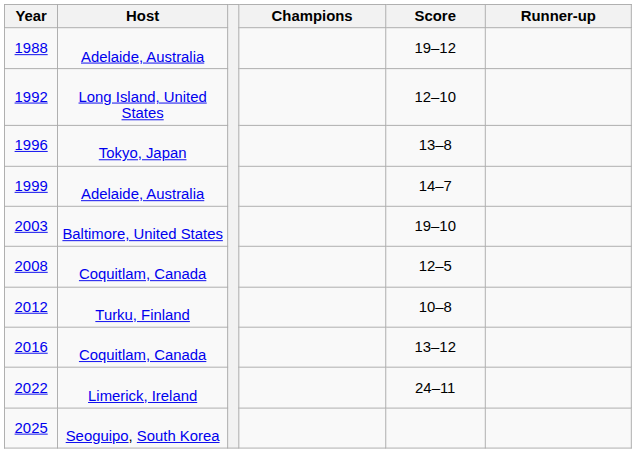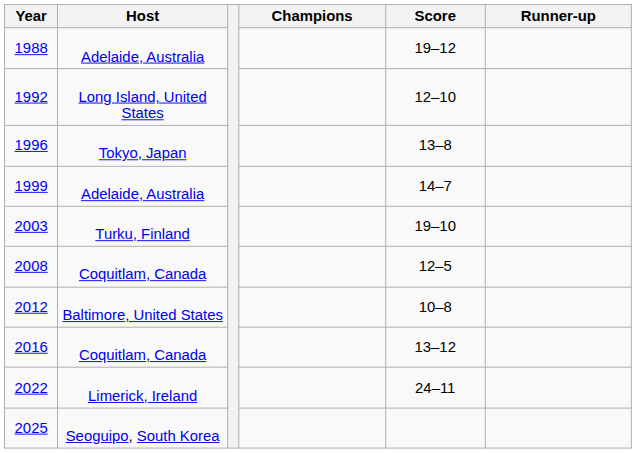(143, 234) Baltimore, United States -> (143, 234) Turku, Finland
(143, 315) Turku, Finland -> (143, 315) Baltimore, United States
